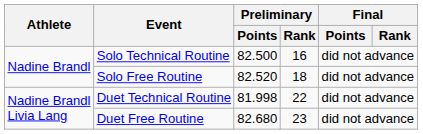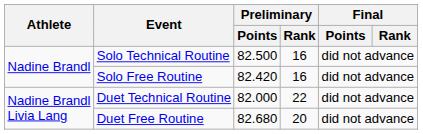(257, 77) 82.520 -> (257, 77) 82.420
(299, 77) 18 -> (299, 77) 16
(257, 98) 81.998 -> (257, 98) 82.000
(299, 119) 23 -> (299, 119) 20
